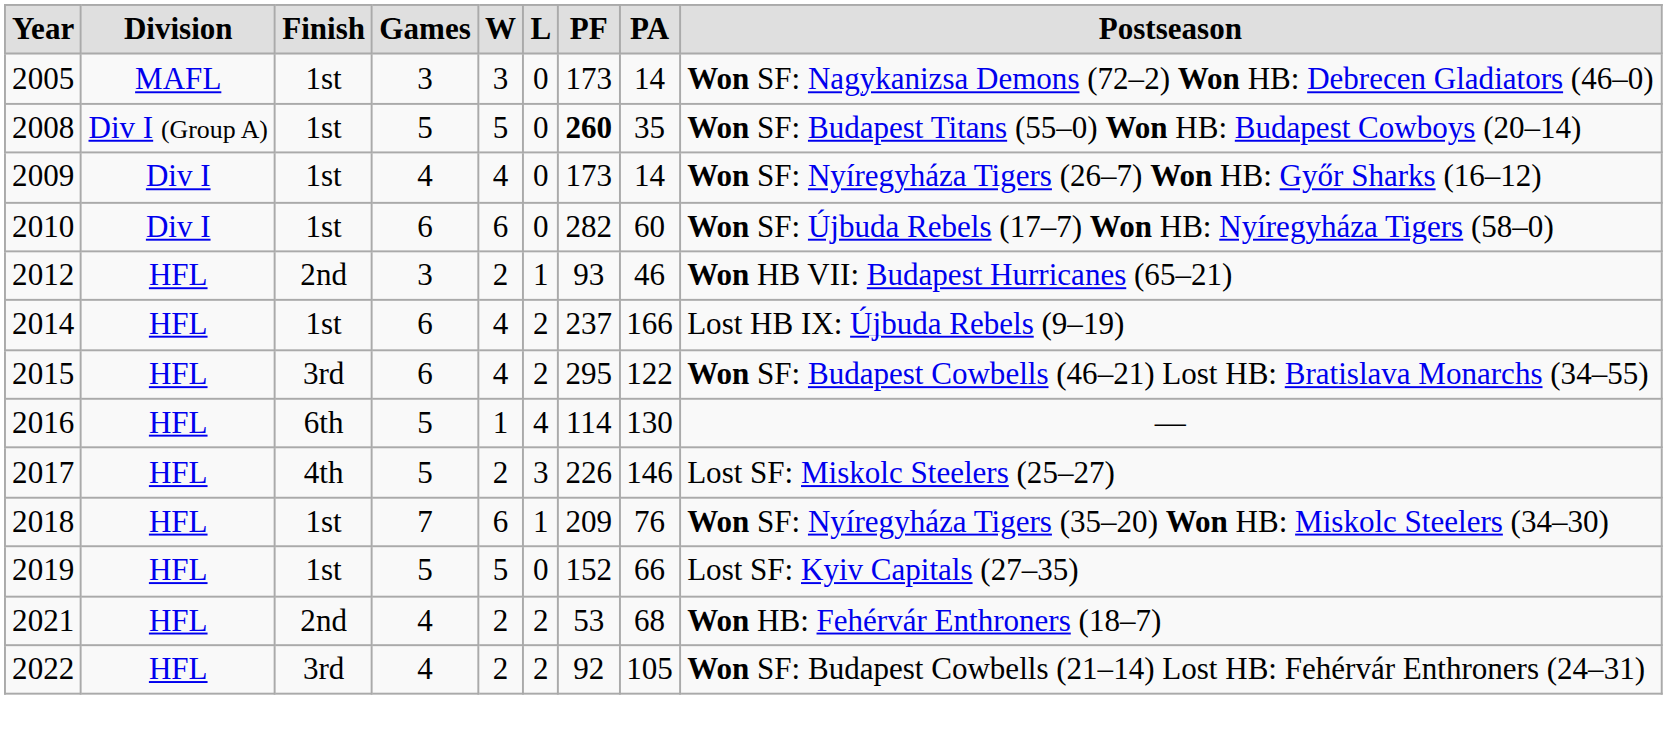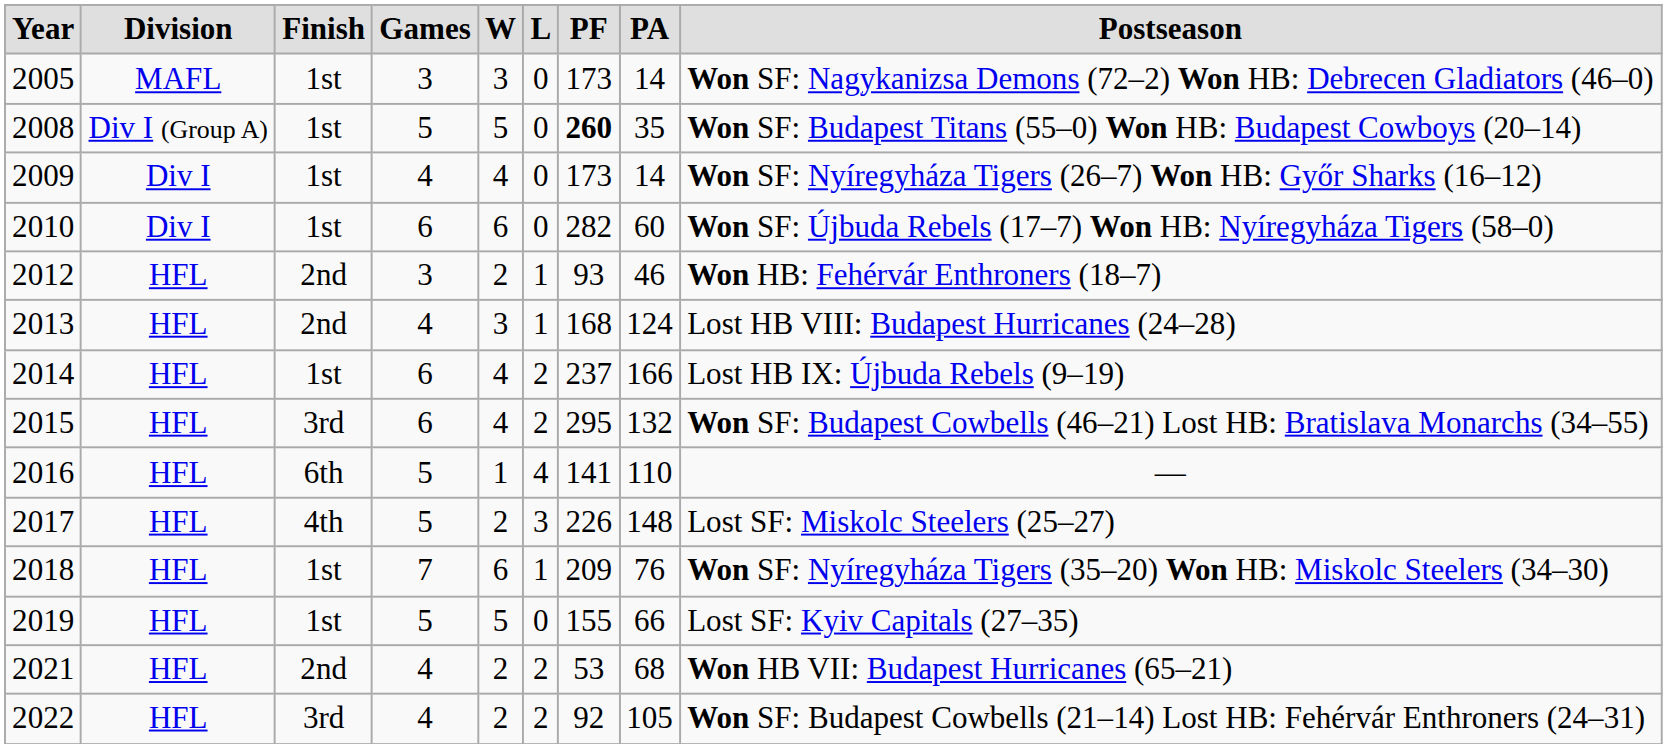(960, 275) Won HB VII: Budapest Hurricanes (65–21) -> (924, 275) Won HB: Fehérvár Enthroners (18–7)
+ row: (43, 324)
(650, 373) 122 -> (650, 422) 132
(589, 422) 114 -> (589, 472) 141
(650, 422) 130 -> (650, 472) 110
(650, 472) 146 -> (650, 521) 148
(589, 570) 152 -> (589, 619) 155
(924, 619) Won HB: Fehérvár Enthroners (18–7) -> (960, 669) Won HB VII: Budapest Hurricanes (65–21)
